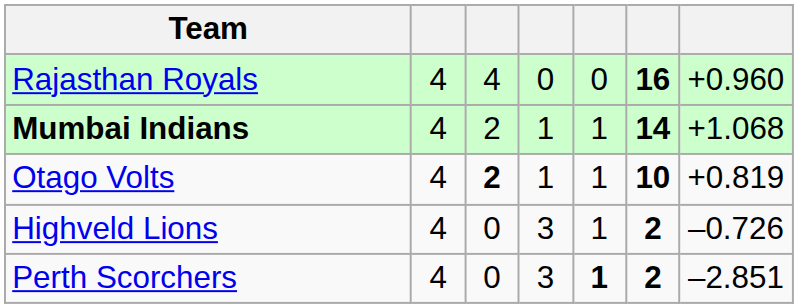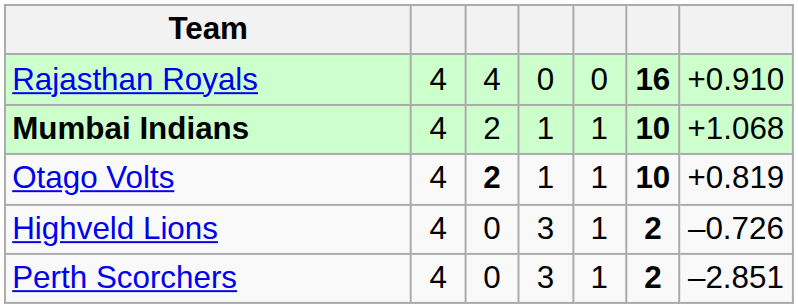(736, 79) +0.960 -> (736, 79) +0.910
(653, 128) 14 -> (653, 128) 10
(599, 278) bold -> (599, 278) normal
